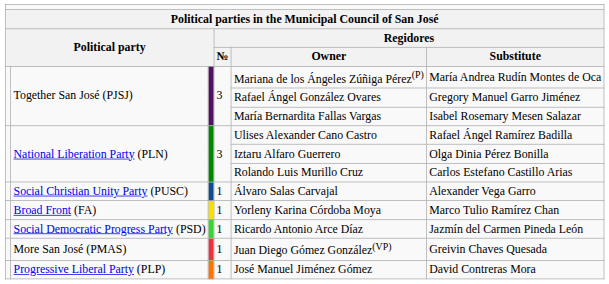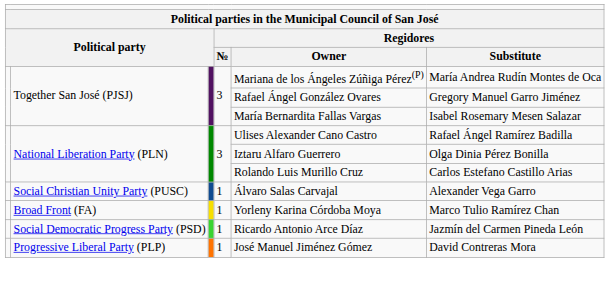- row: (70, 249)
